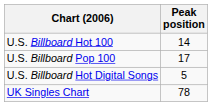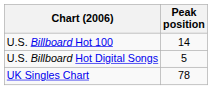- row: (61, 59)
